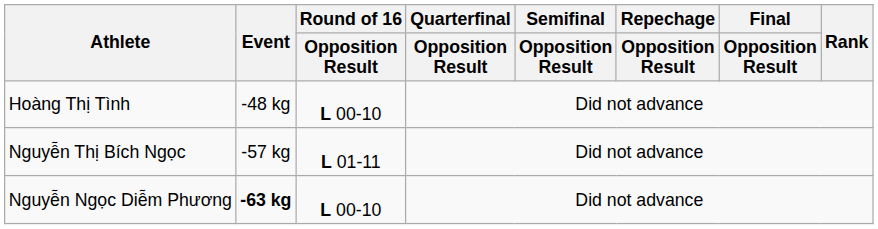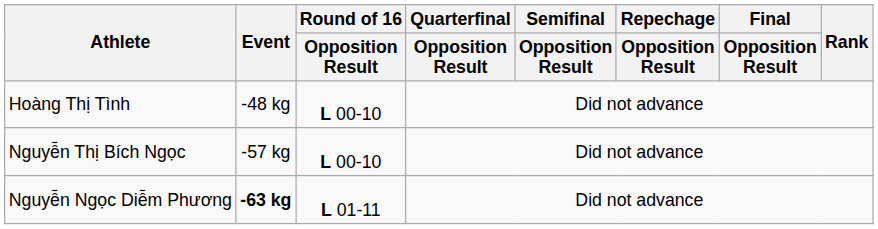(351, 162) L 01-11 -> (351, 162) L 00-10
(351, 210) L 00-10 -> (351, 210) L 01-11
